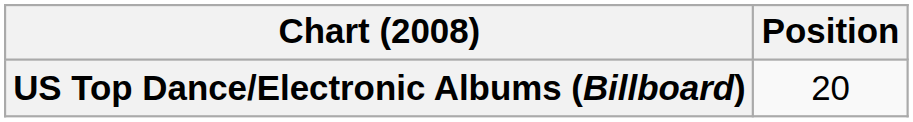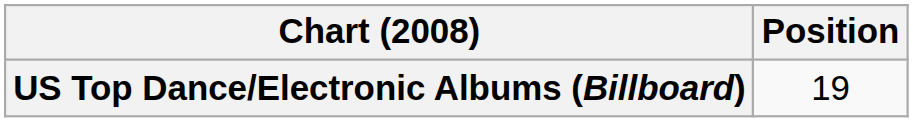(831, 87) 20 -> (831, 87) 19
